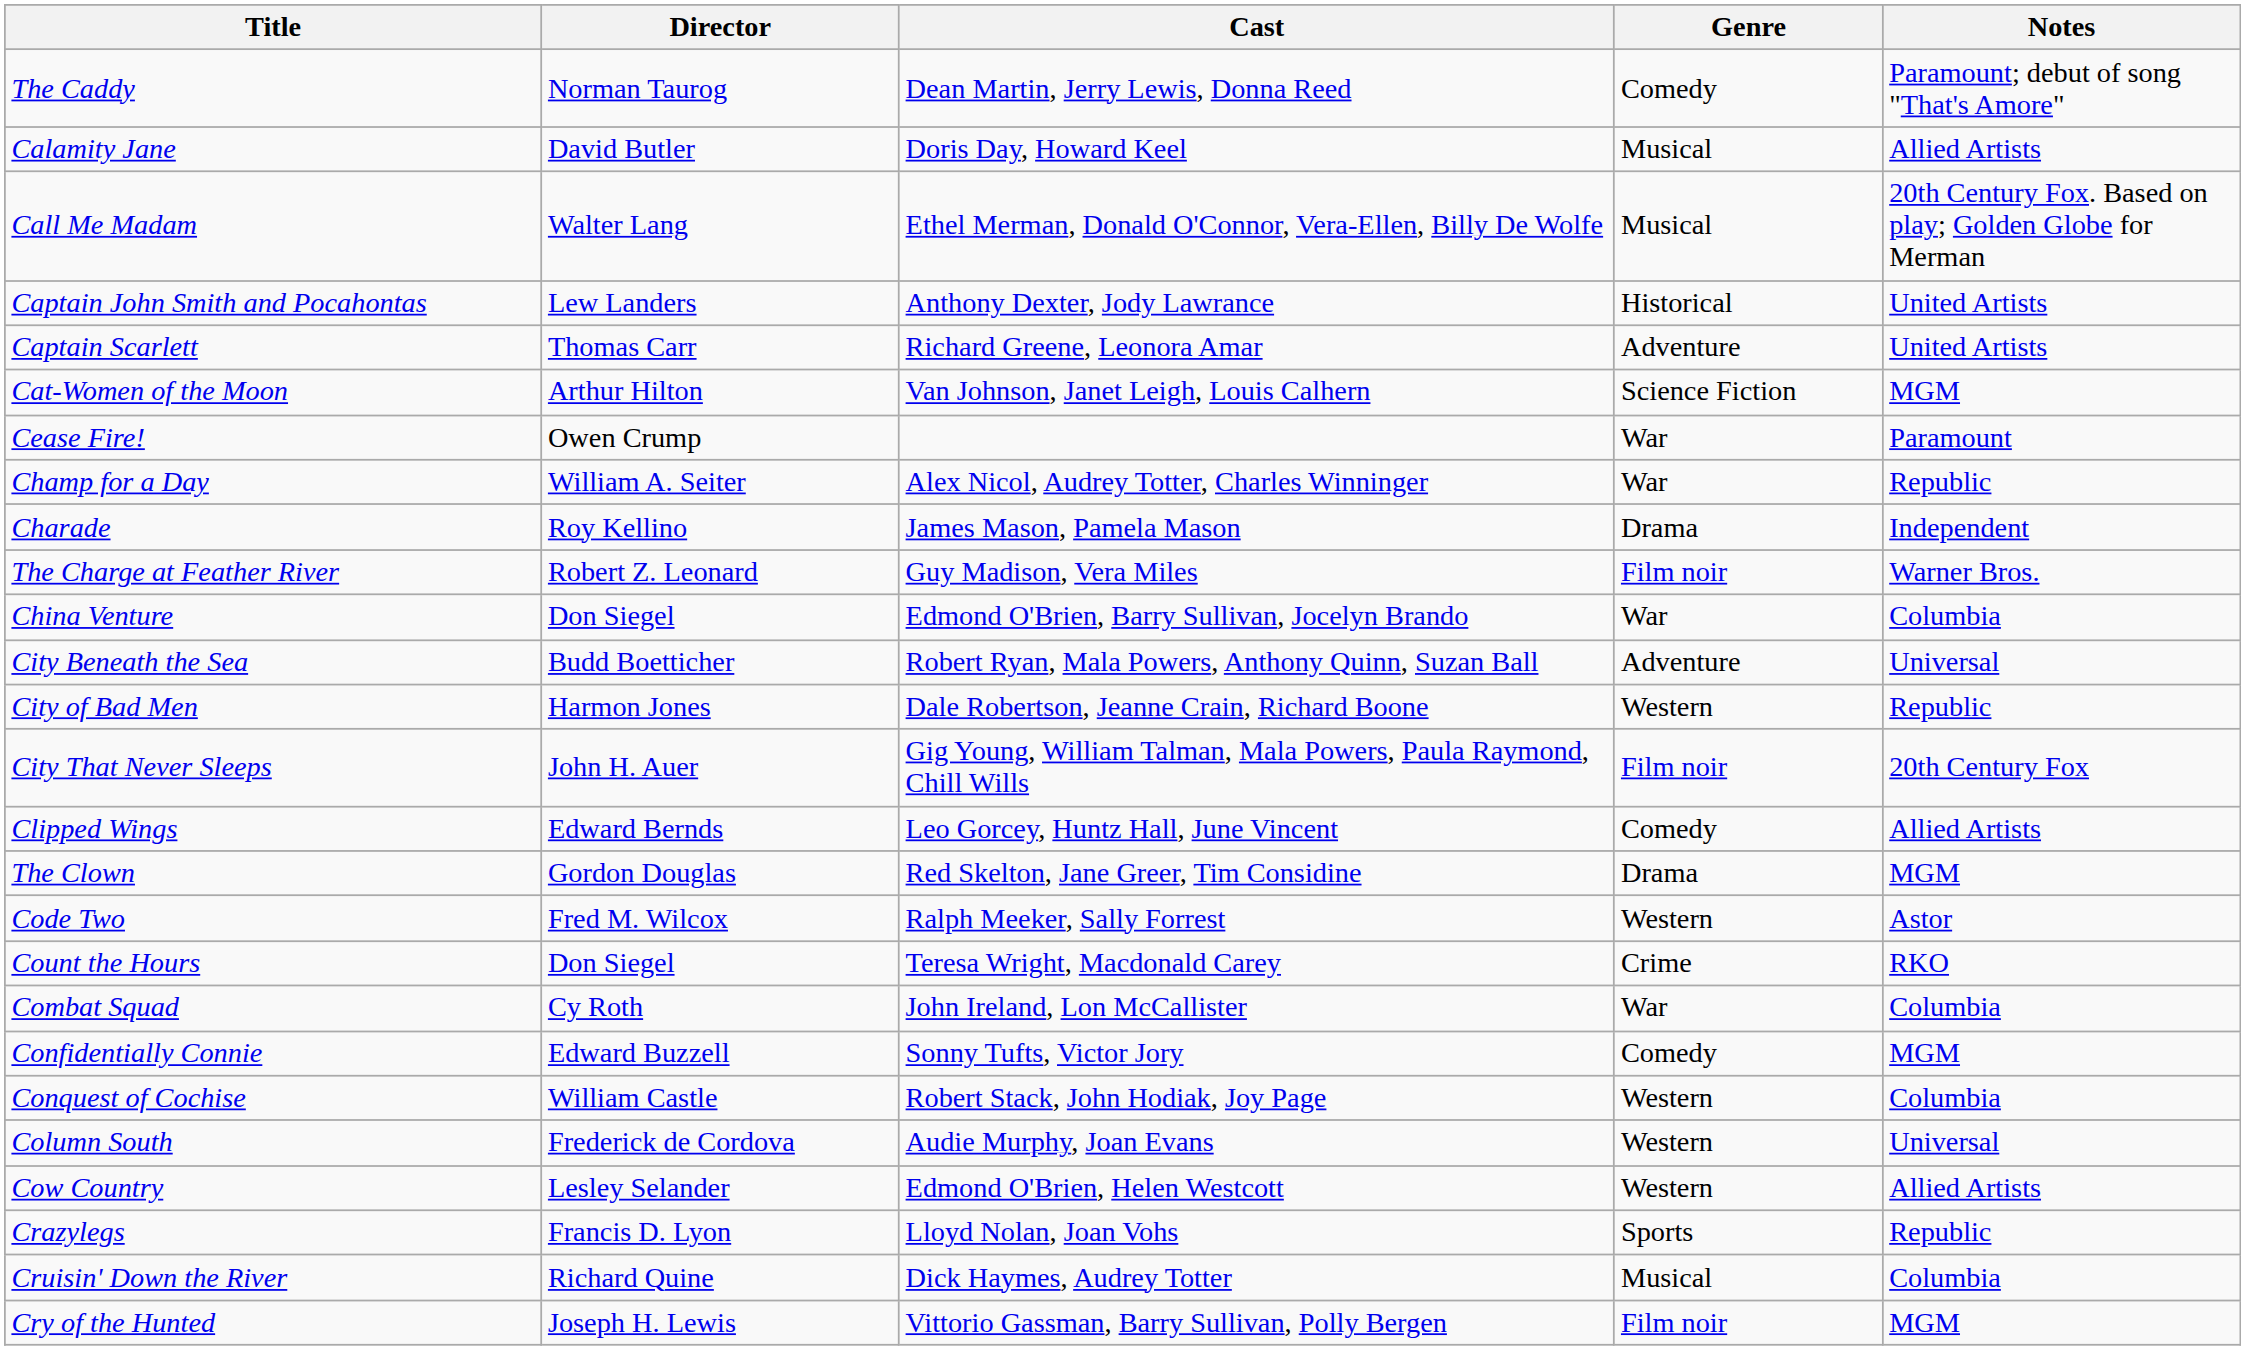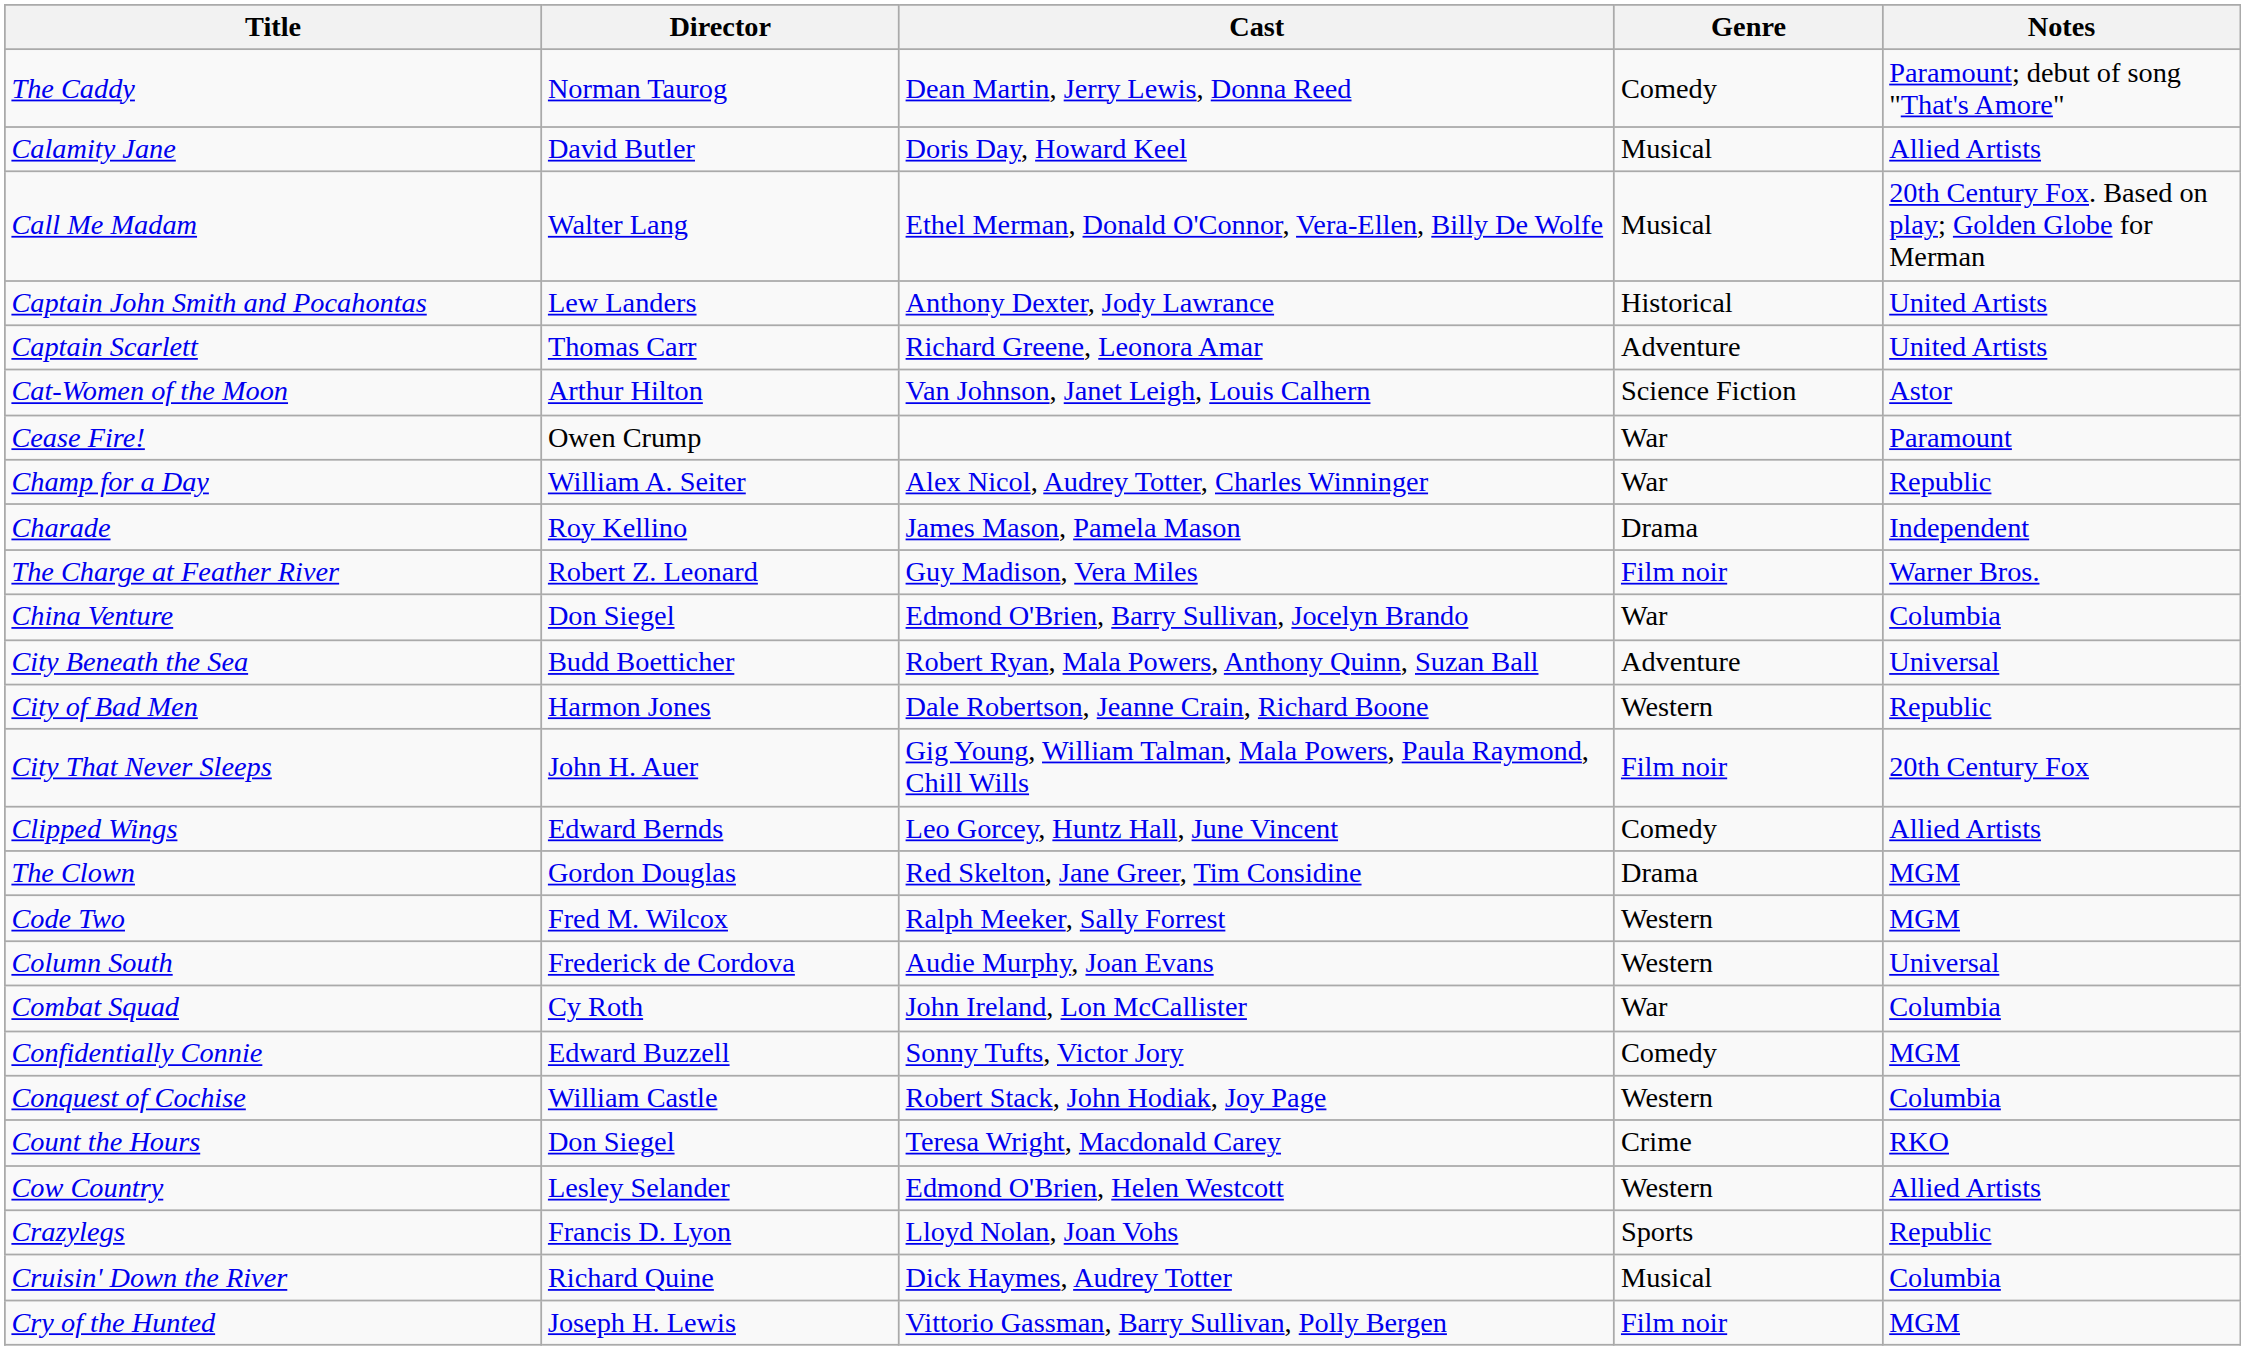(1925, 392) MGM -> (1921, 392) Astor
(1921, 917) Astor -> (1925, 917) MGM
rows swapped: (92, 1142) <-> (106, 962)
